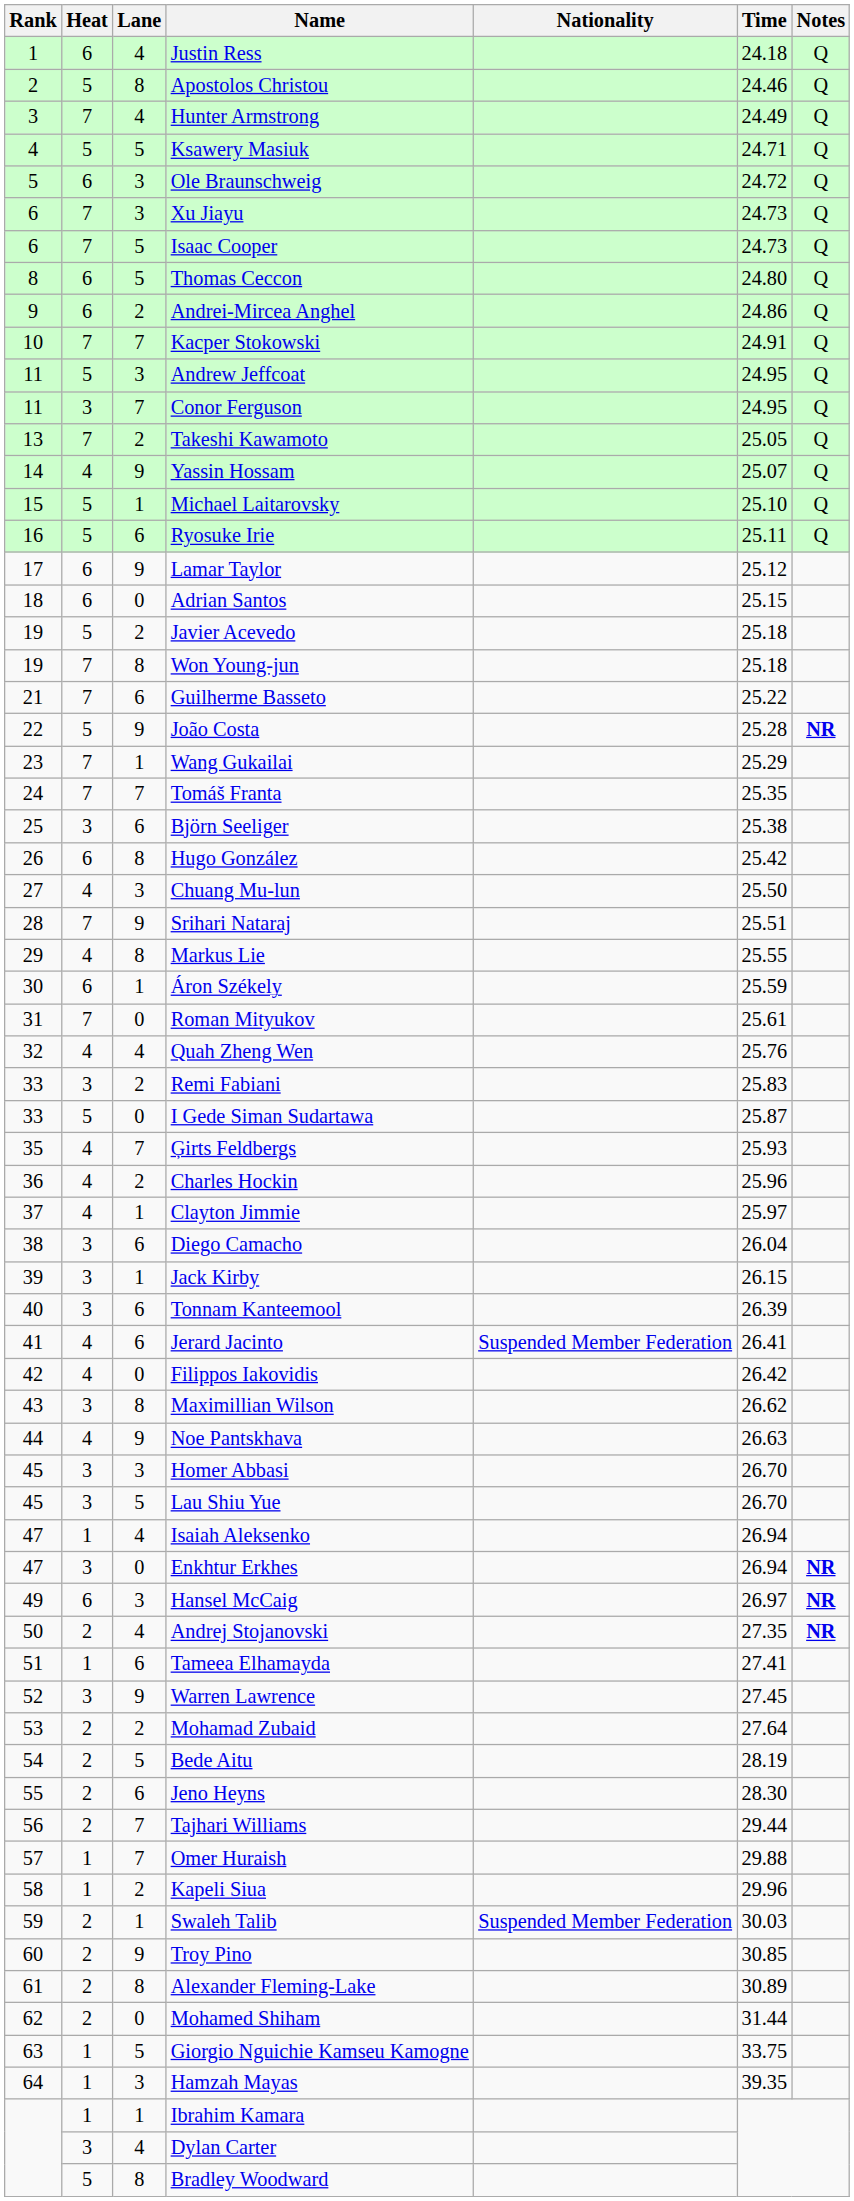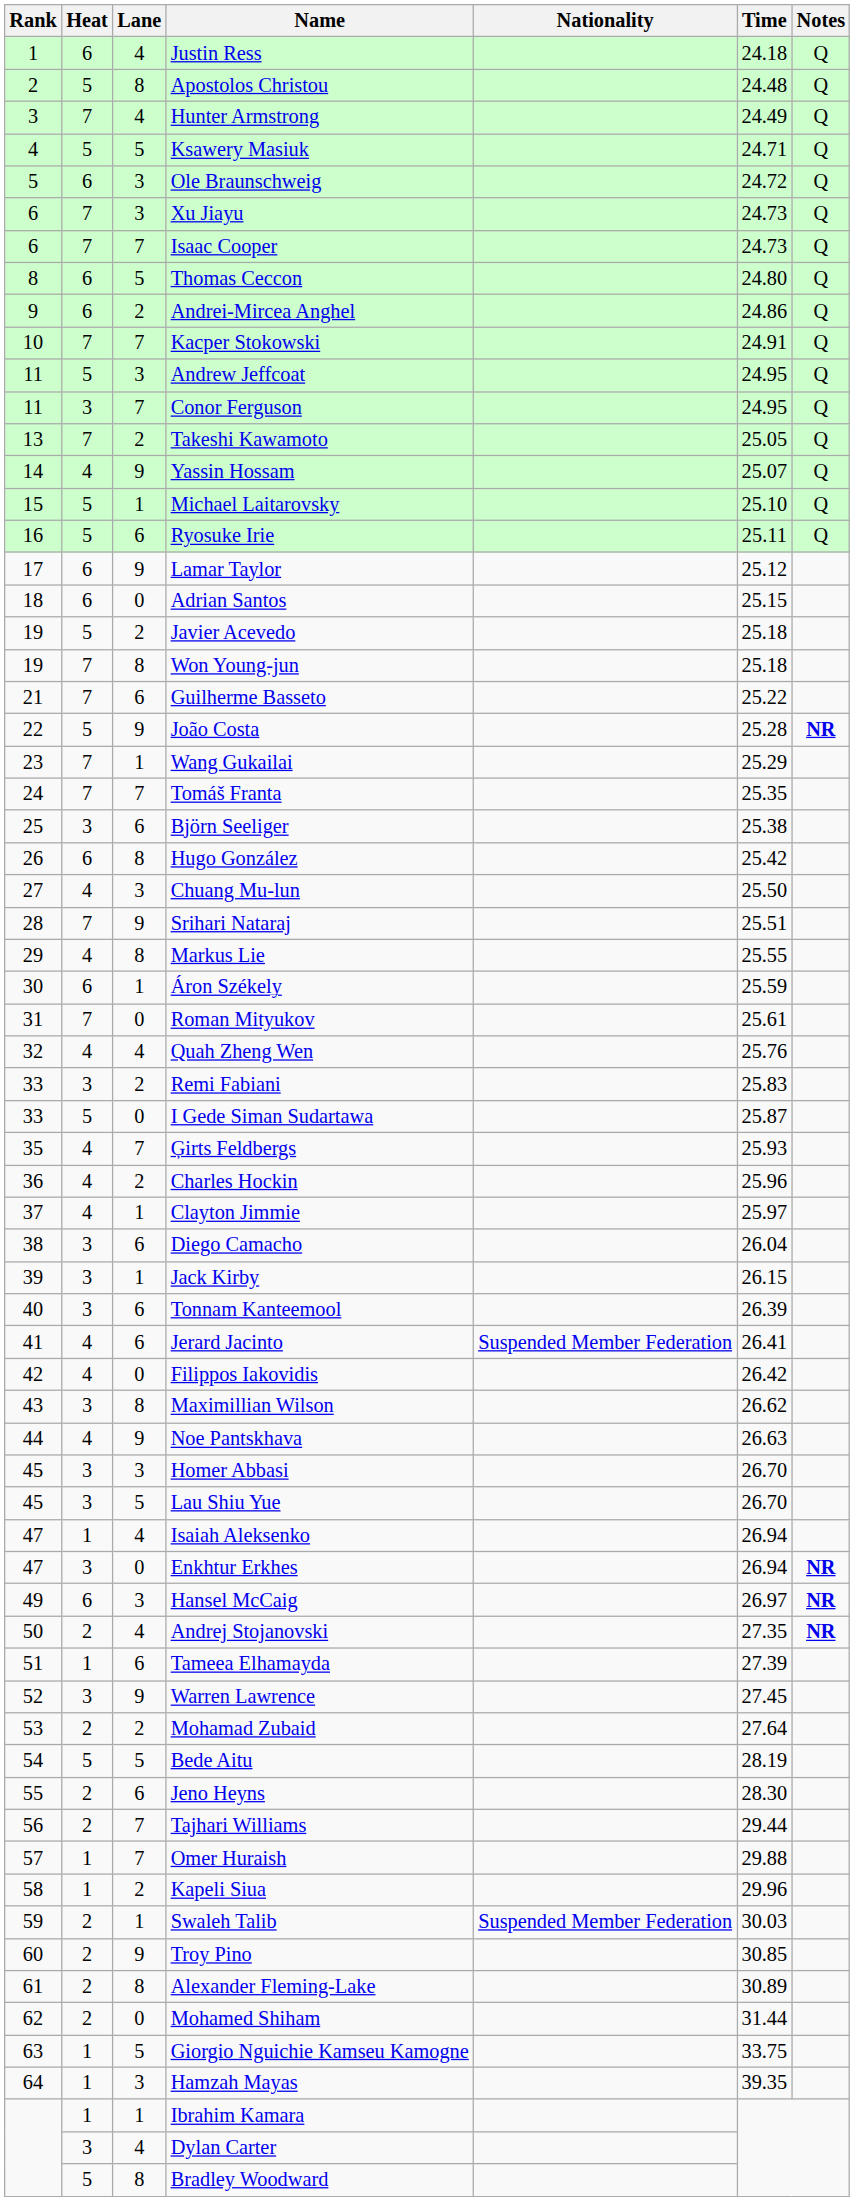(764, 85) 24.46 -> (764, 85) 24.48
(139, 246) 5 -> (139, 246) 7
(764, 1664) 27.41 -> (764, 1664) 27.39
(87, 1760) 2 -> (87, 1760) 5
